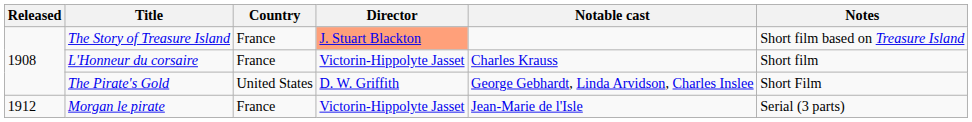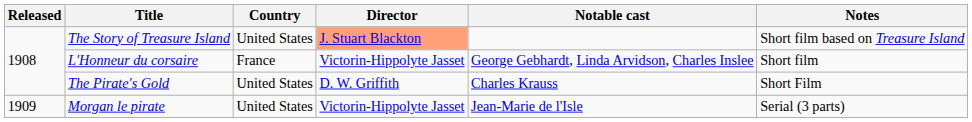(256, 38) France -> (275, 38) United States
(514, 60) Charles Krauss -> (612, 60) George Gebhardt, Linda Arvidson, Charles Inslee
(612, 83) George Gebhardt, Linda Arvidson, Charles Inslee -> (514, 83) Charles Krauss
(22, 106) 1912 -> (22, 106) 1909
(256, 106) France -> (275, 106) United States
